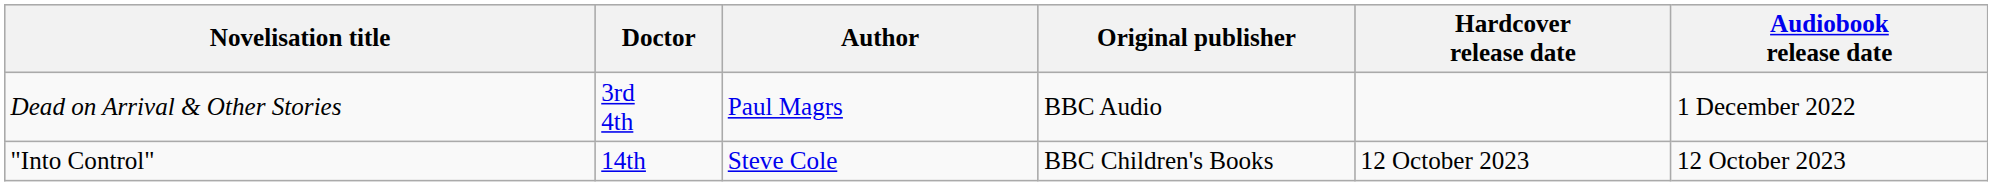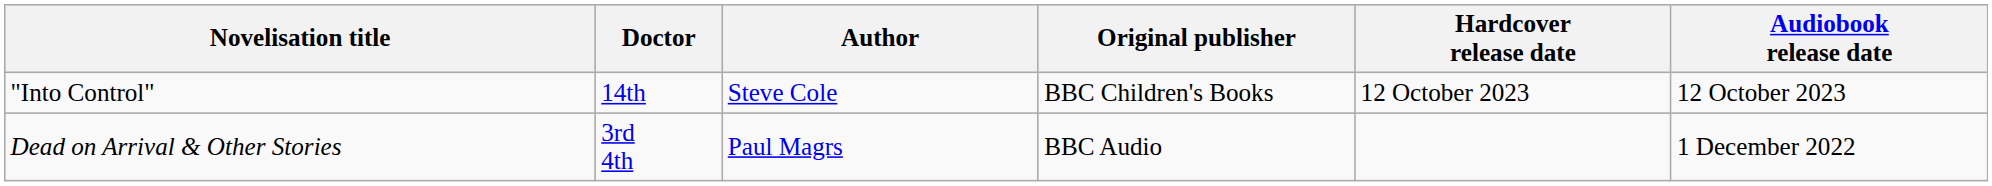rows swapped: (176, 106) <-> (83, 160)
